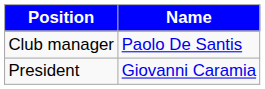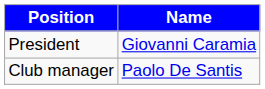rows swapped: (44, 71) <-> (61, 44)
